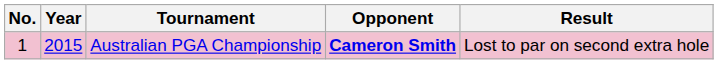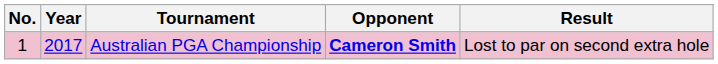(63, 46) 2015 -> (63, 46) 2017
